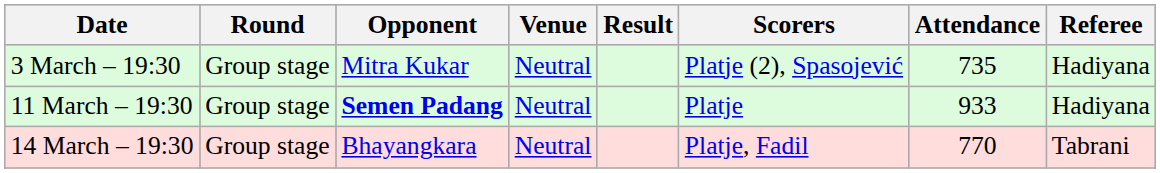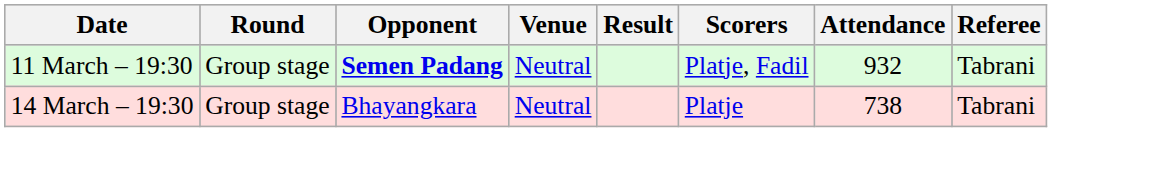- row: (96, 65)
(714, 106) Platje -> (747, 65) Platje, Fadil
(977, 106) 933 -> (883, 65) 932
(1101, 106) Hadiyana -> (996, 65) Tabrani
(747, 146) Platje, Fadil -> (714, 106) Platje
(977, 146) 770 -> (883, 106) 738
